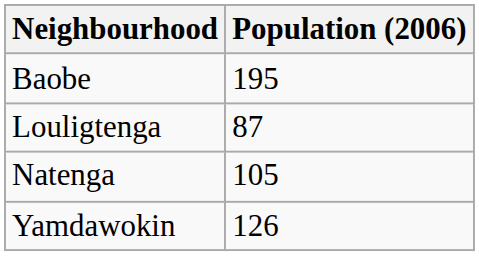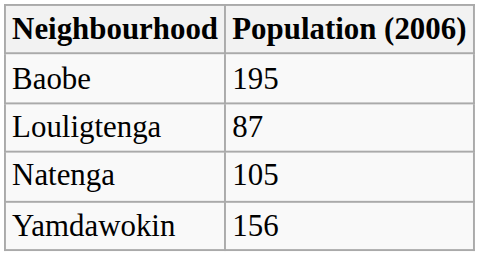(255, 224) 126 -> (255, 224) 156
